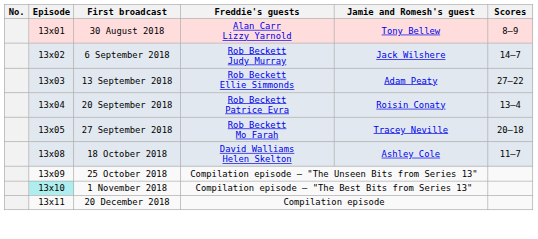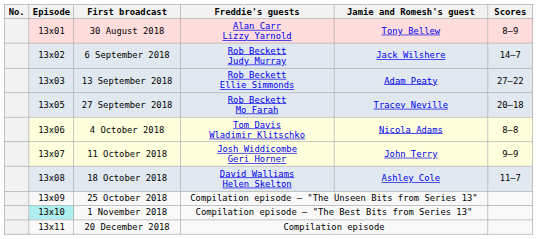- row: (127, 105)
+ row: (127, 129)
+ row: (127, 154)
